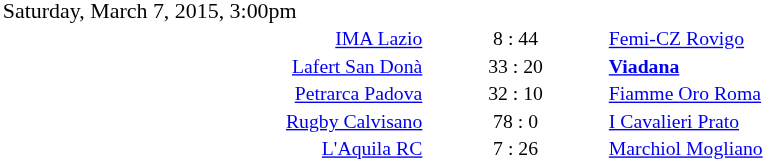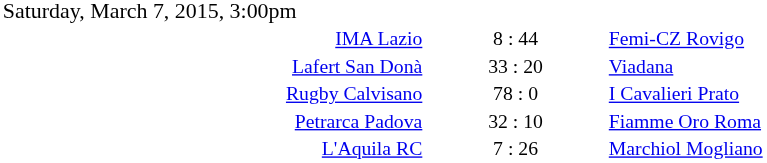(644, 66) bold -> (641, 66) normal
rows swapped: (354, 121) <-> (359, 93)
